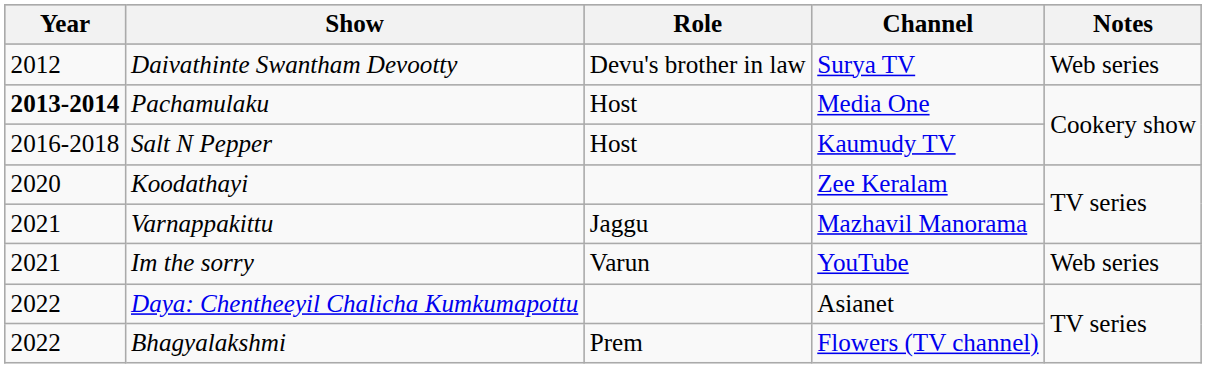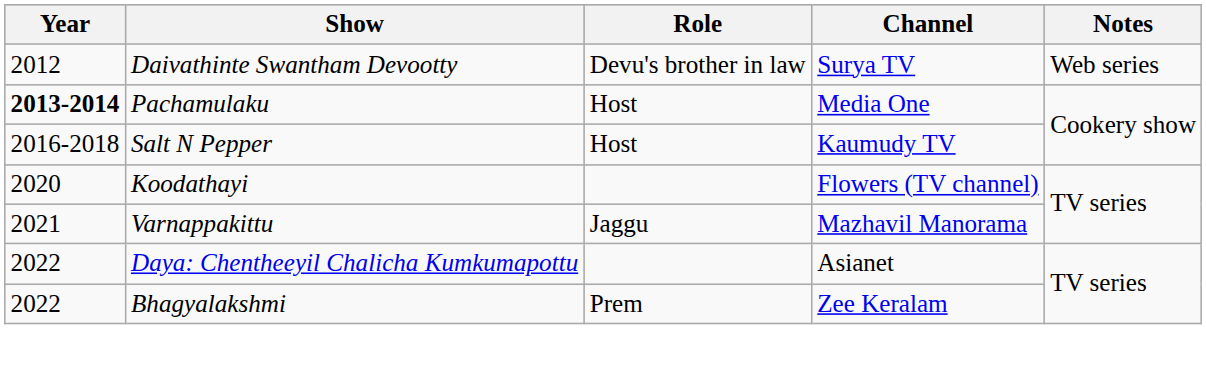(882, 183) Zee Keralam -> (928, 183) Flowers (TV channel)
- row: (192, 263)
(928, 343) Flowers (TV channel) -> (882, 303) Zee Keralam
